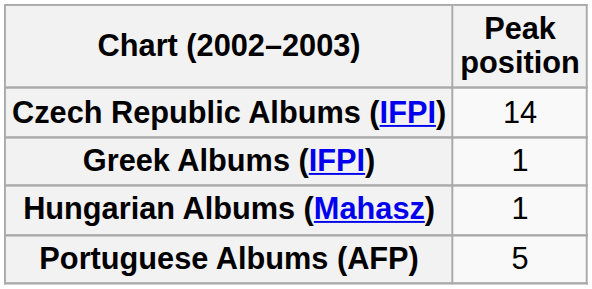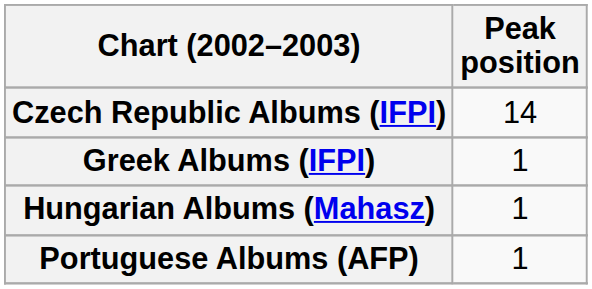(520, 258) 5 -> (520, 258) 1
